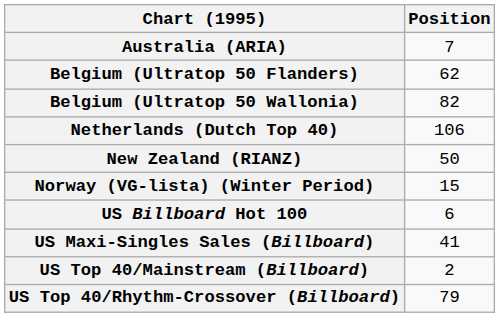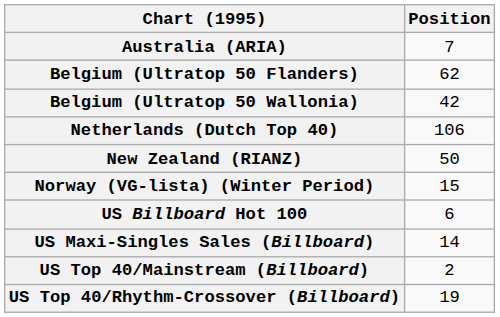(449, 103) 82 -> (449, 103) 42
(449, 242) 41 -> (449, 242) 14
(449, 298) 79 -> (449, 298) 19
